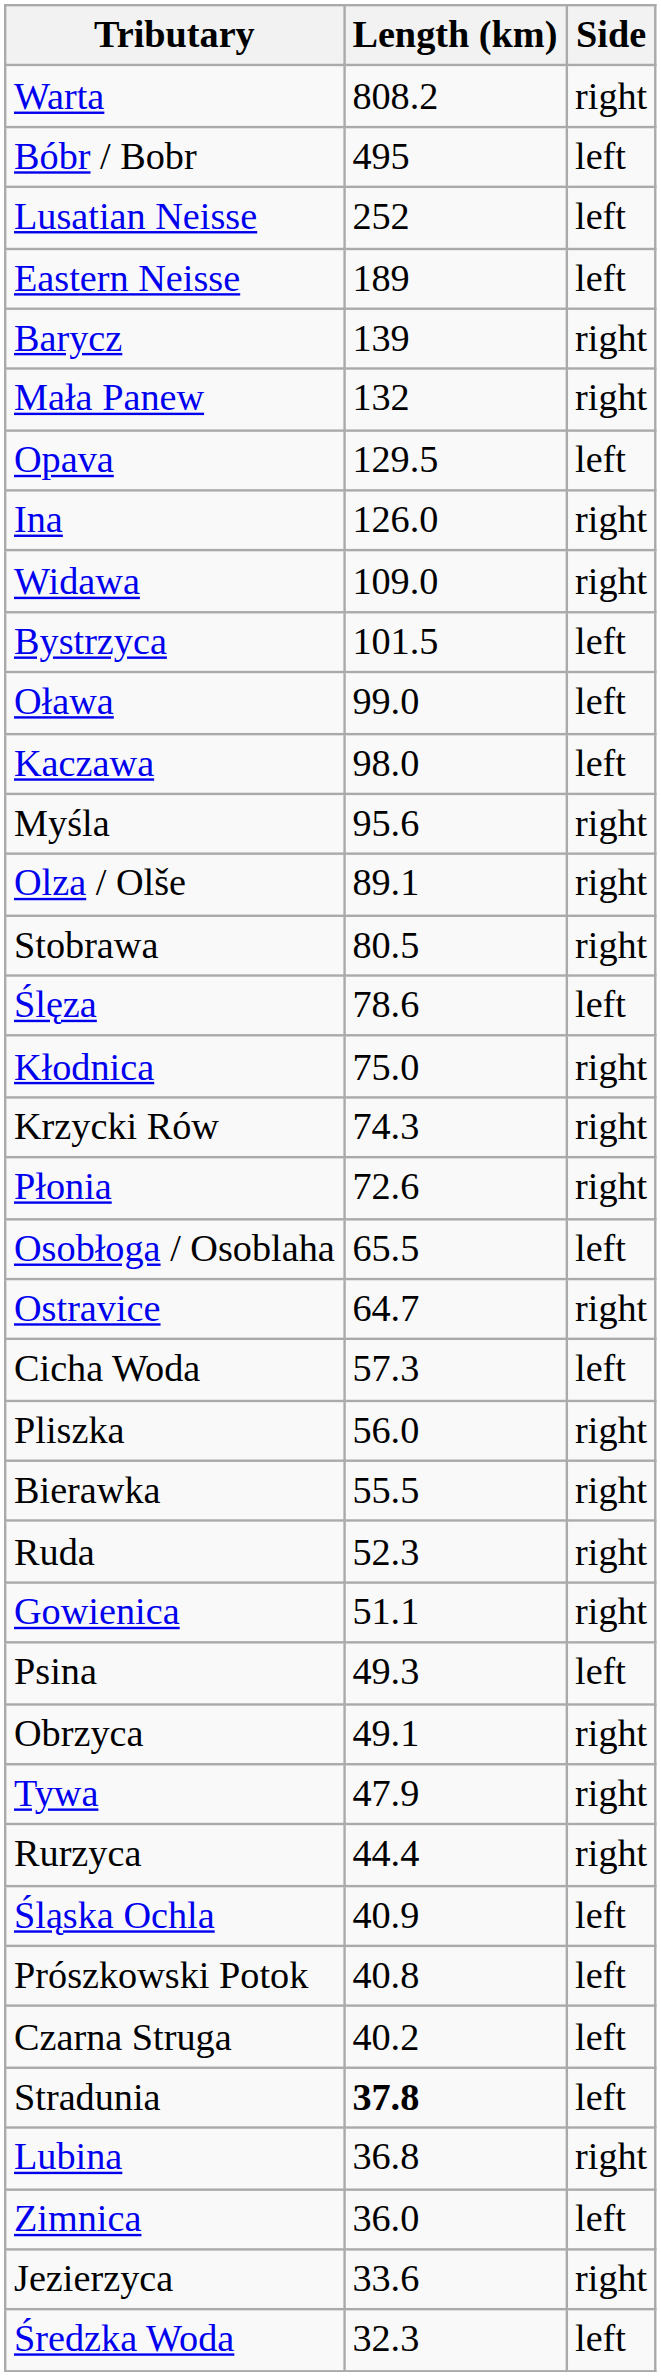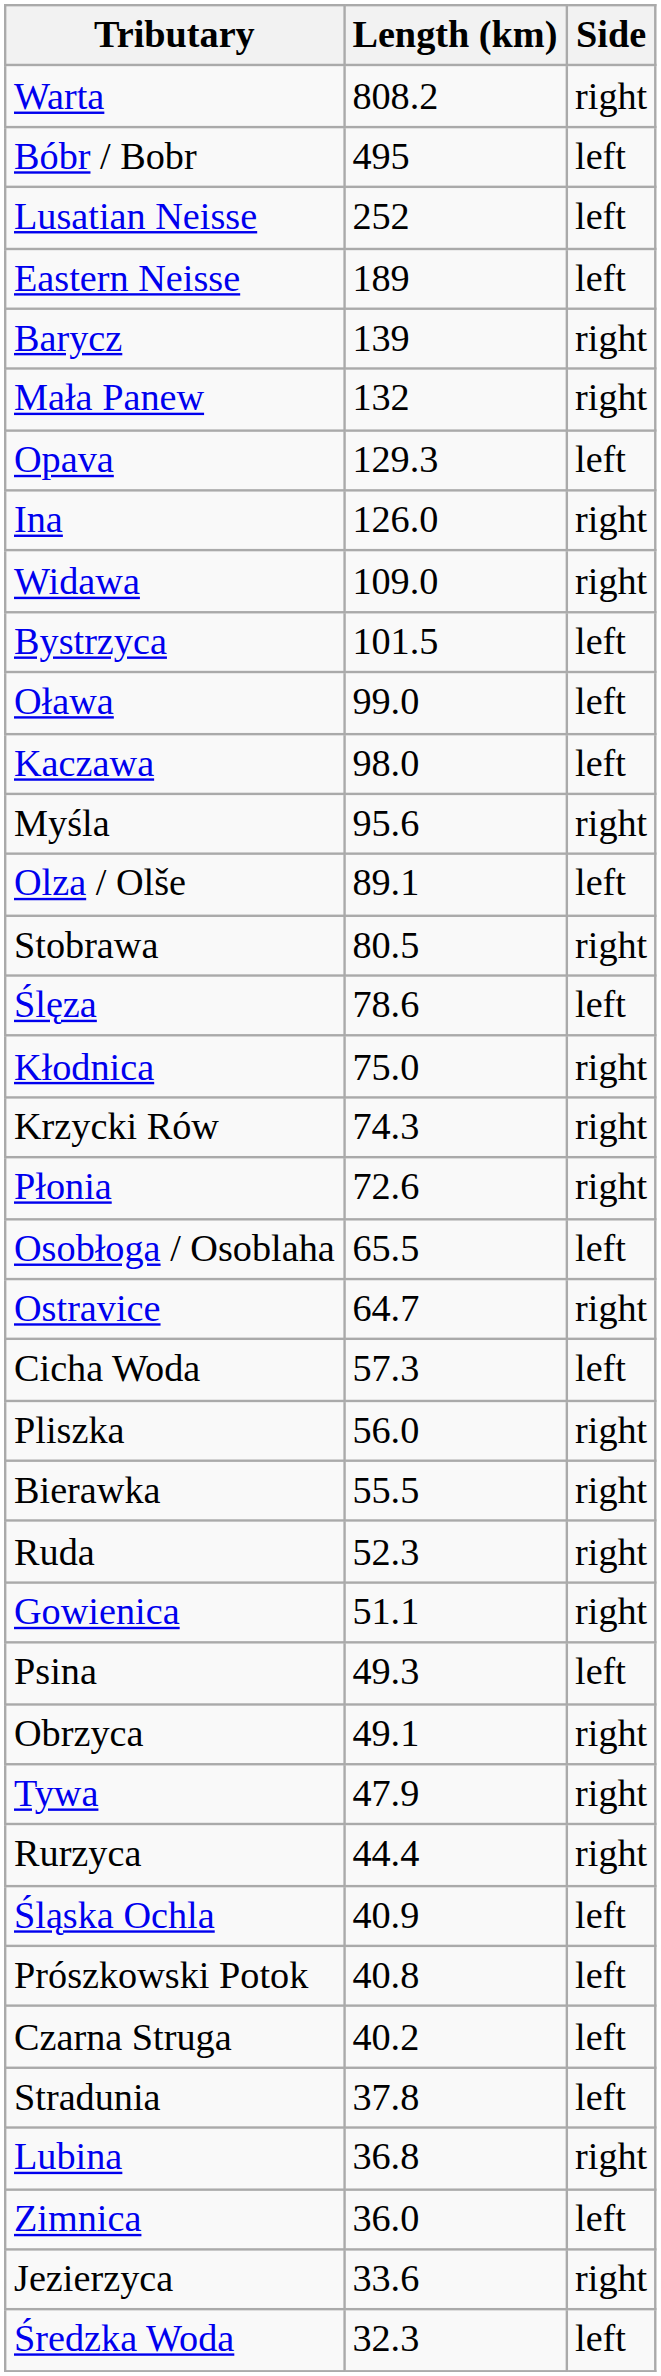(395, 459) 129.5 -> (395, 459) 129.3
(611, 883) right -> (601, 883) left
(386, 2096) bold -> (386, 2096) normal
